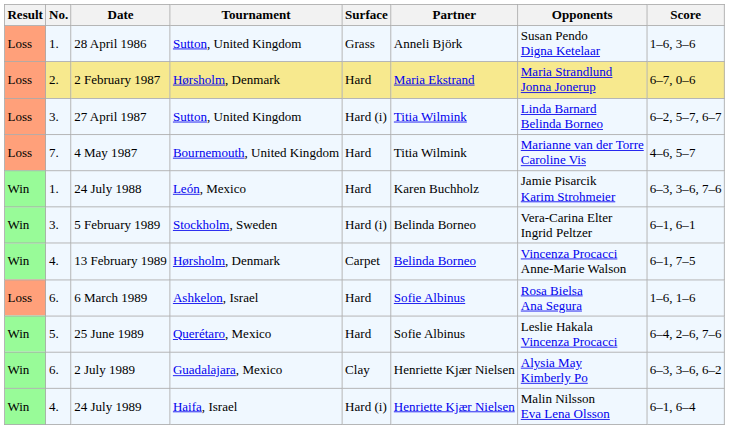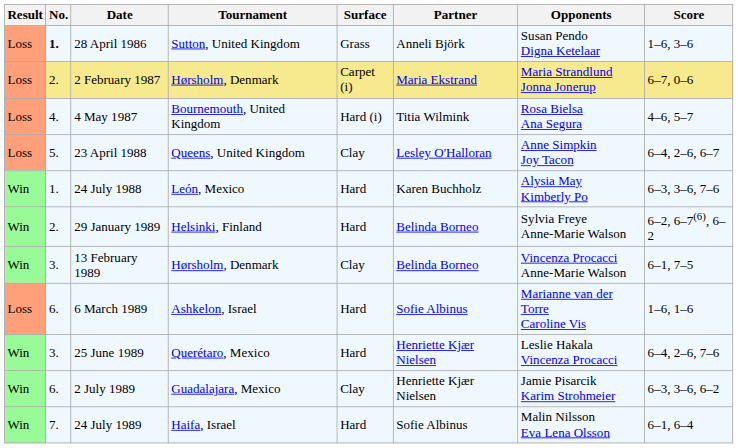(54, 43) normal -> (54, 43) bold
(358, 79) Hard -> (358, 79) Carpet (i)
- row: (110, 115)
(54, 152) 7. -> (54, 115) 4.
(358, 152) Hard -> (361, 115) Hard (i)
(582, 152) Marianne van der Torre Caroline Vis -> (552, 115) Rosa Bielsa Ana Segura
+ row: (110, 152)
(568, 188) Jamie Pisarcik Karim Strohmeier -> (554, 188) Alysia May Kimberly Po
+ row: (117, 226)
- row: (117, 224)
(54, 260) 4. -> (54, 264) 3.
(362, 260) Carpet -> (352, 264) Clay
(552, 297) Rosa Bielsa Ana Segura -> (567, 308) Marianne van der Torre Caroline Vis
(54, 333) 5. -> (54, 352) 3.
(430, 333) Sofie Albinus -> (435, 352) Henriette Kjær Nielsen
(554, 369) Alysia May Kimberly Po -> (568, 388) Jamie Pisarcik Karim Strohmeier
(54, 406) 4. -> (54, 424) 7.
(366, 406) Hard (i) -> (353, 424) Hard
(454, 406) Henriette Kjær Nielsen -> (432, 424) Sofie Albinus
